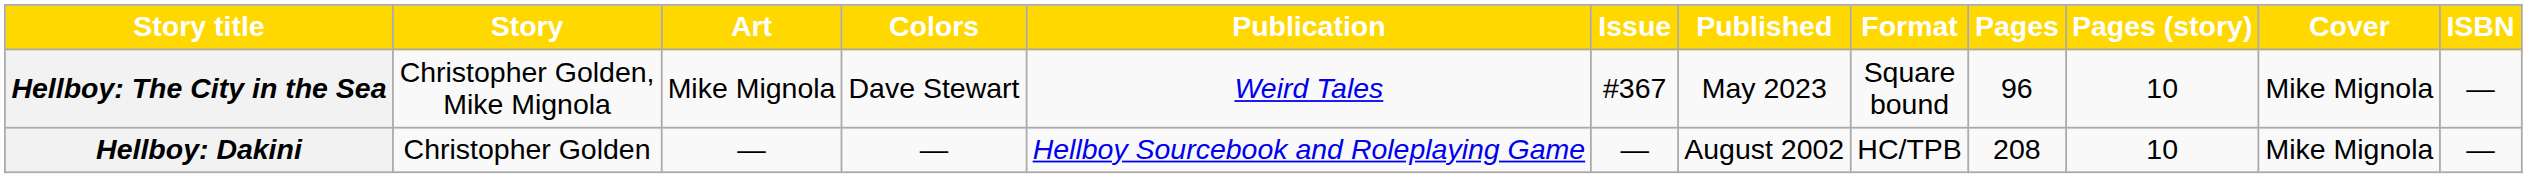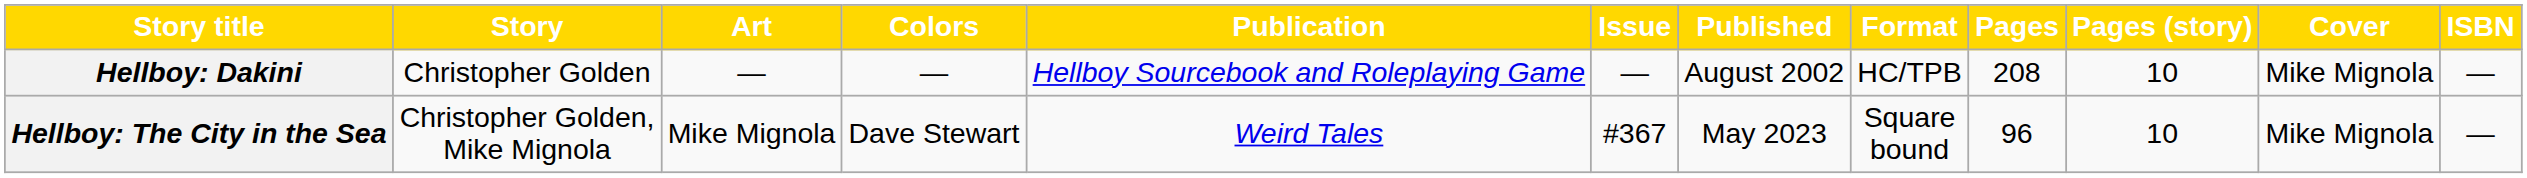rows swapped: (199, 149) <-> (199, 88)
